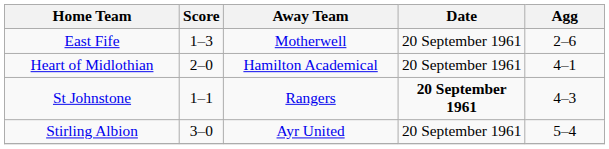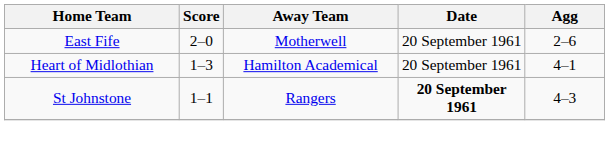(201, 41) 1–3 -> (201, 41) 2–0
(201, 65) 2–0 -> (201, 65) 1–3
- row: (92, 131)
